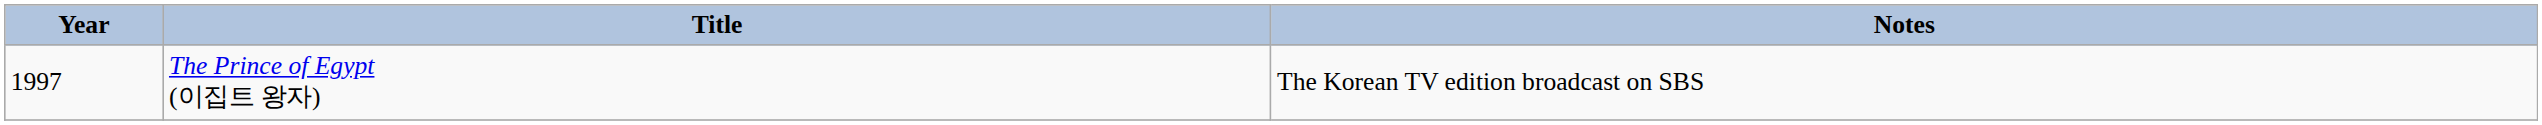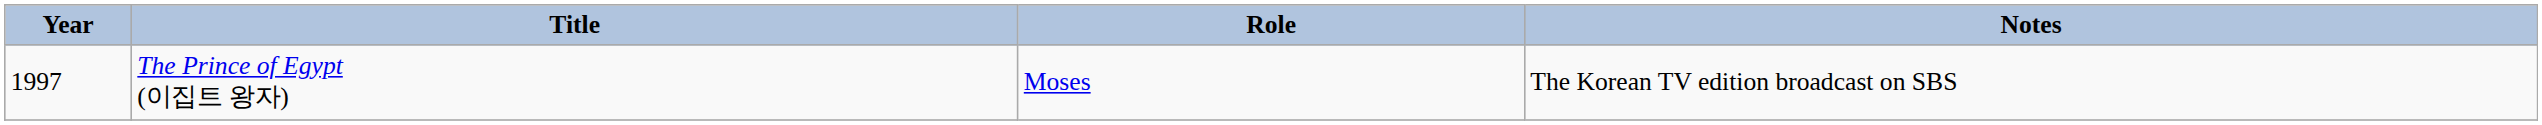+ column: (1271, 24)
